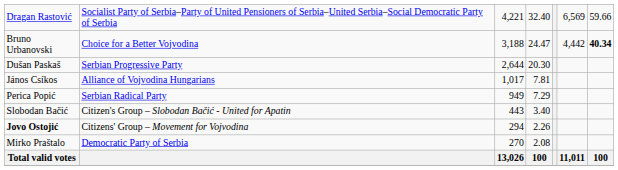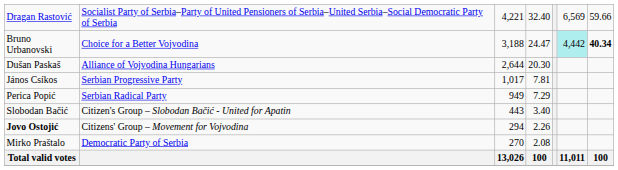(574, 44) no background -> (574, 44) paleturquoise background
(132, 65) Serbian Progressive Party -> (148, 65) Alliance of Vojvodina Hungarians
(148, 80) Alliance of Vojvodina Hungarians -> (132, 80) Serbian Progressive Party
